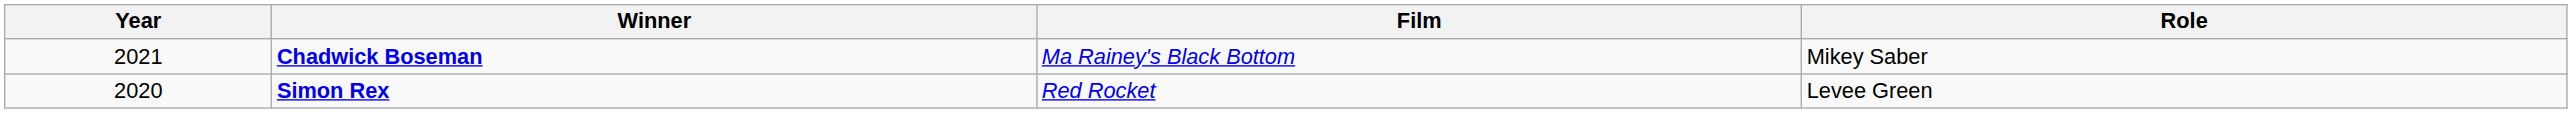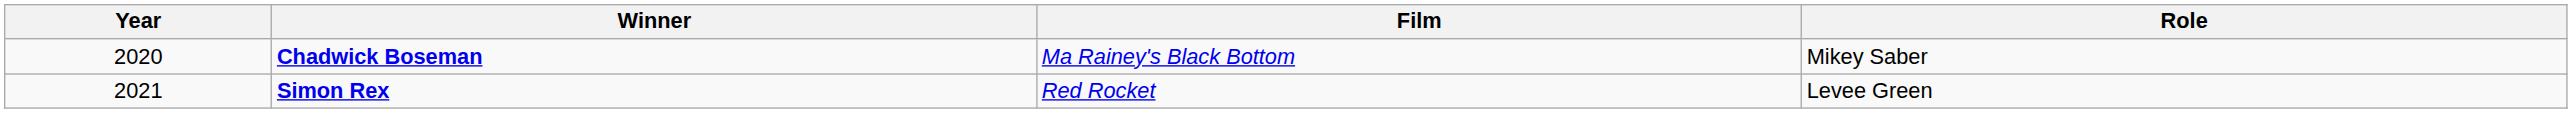(138, 56) 2021 -> (138, 56) 2020
(138, 90) 2020 -> (138, 90) 2021
